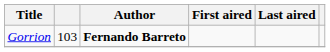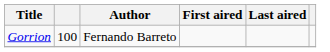(67, 36) 103 -> (67, 36) 100
(135, 36) bold -> (130, 36) normal
